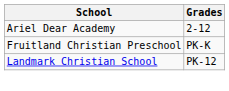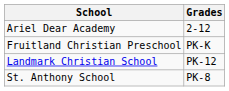+ row: (61, 78)
